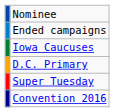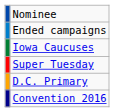rows swapped: (53, 81) <-> (50, 65)
